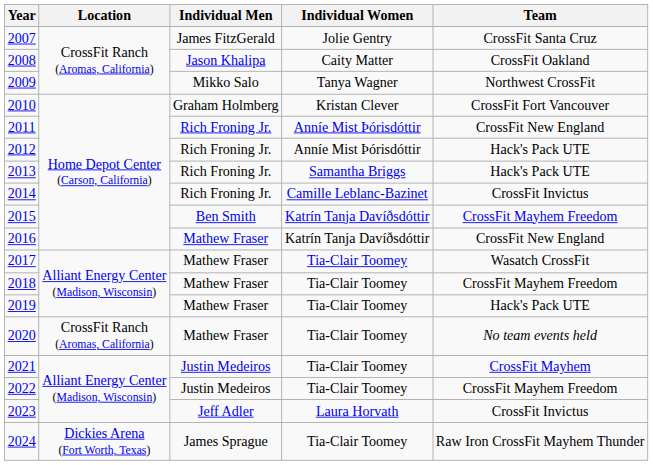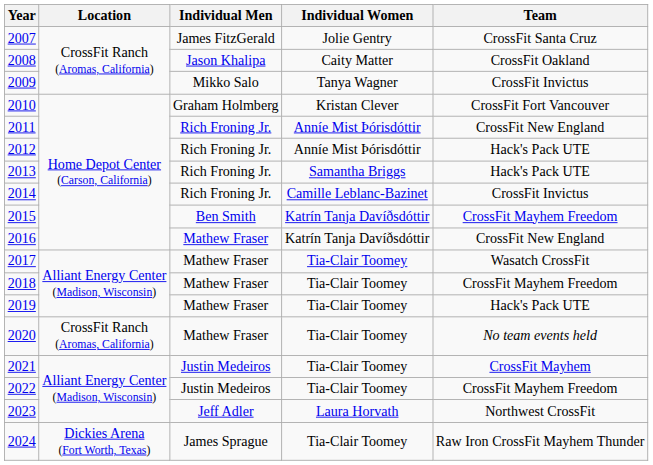(540, 82) Northwest CrossFit -> (540, 82) CrossFit Invictus
(540, 411) CrossFit Invictus -> (540, 411) Northwest CrossFit
